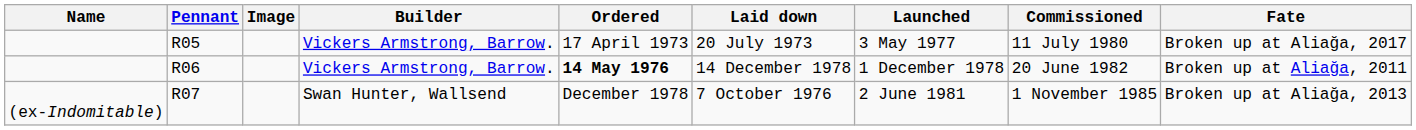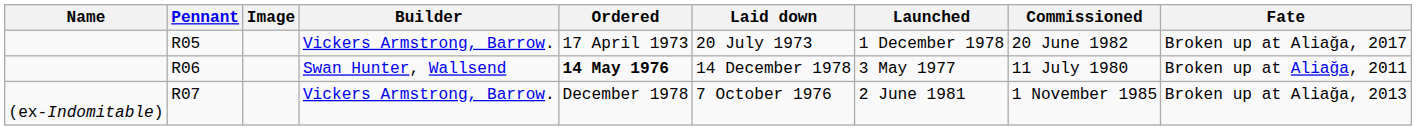(907, 43) 3 May 1977 -> (931, 43) 1 December 1978
(1070, 43) 11 July 1980 -> (1070, 43) 20 June 1982
(429, 68) Vickers Armstrong, Barrow. -> (405, 68) Swan Hunter, Wallsend
(931, 68) 1 December 1978 -> (907, 68) 3 May 1977
(1070, 68) 20 June 1982 -> (1070, 68) 11 July 1980
(405, 94) Swan Hunter, Wallsend -> (429, 94) Vickers Armstrong, Barrow.
